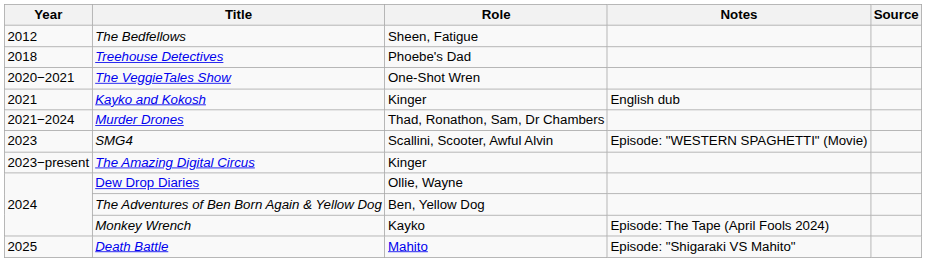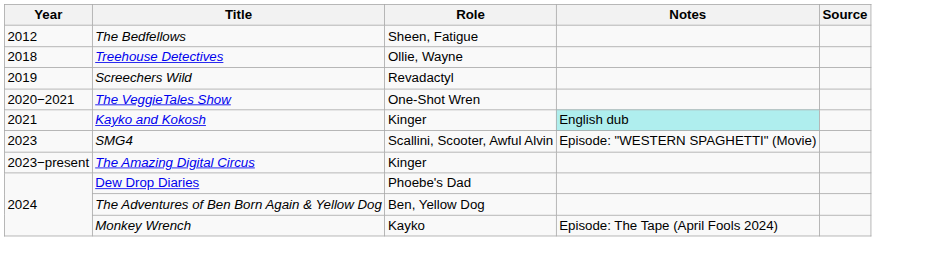(430, 57) Phoebe's Dad -> (425, 57) Ollie, Wayne
+ row: (143, 78)
(645, 99) no background -> (594, 120) paleturquoise background
- row: (139, 120)
(425, 183) Ollie, Wayne -> (430, 183) Phoebe's Dad
- row: (132, 246)
